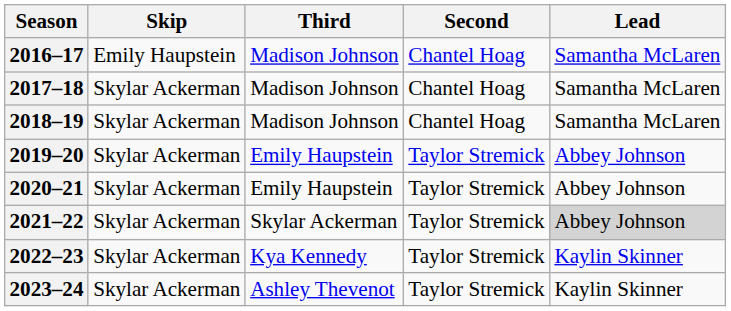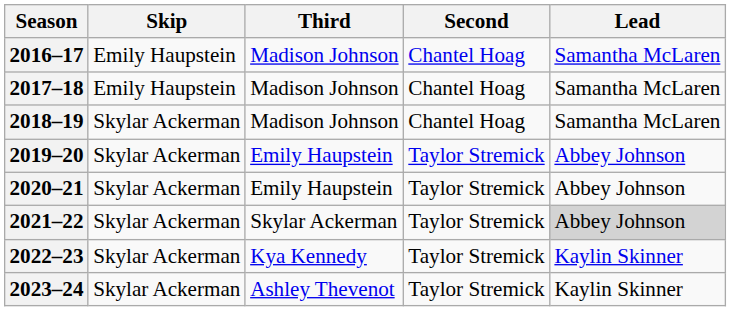(167, 88) Skylar Ackerman -> (164, 88) Emily Haupstein
